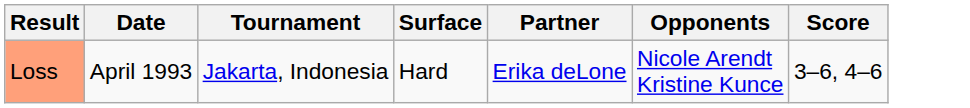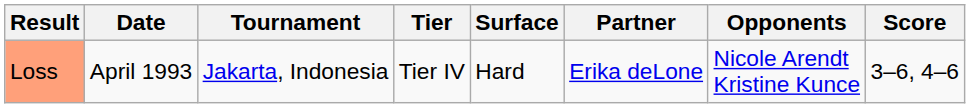+ column: (432, 22)
